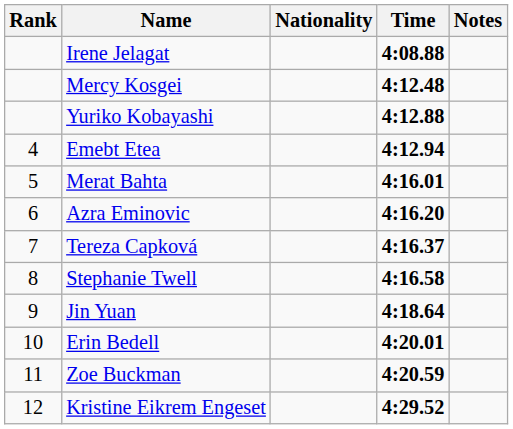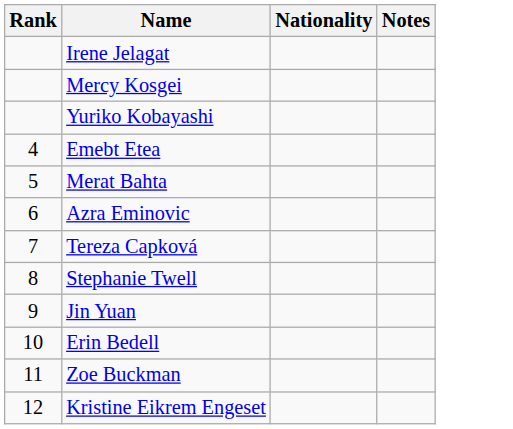- column: (413, 20)
